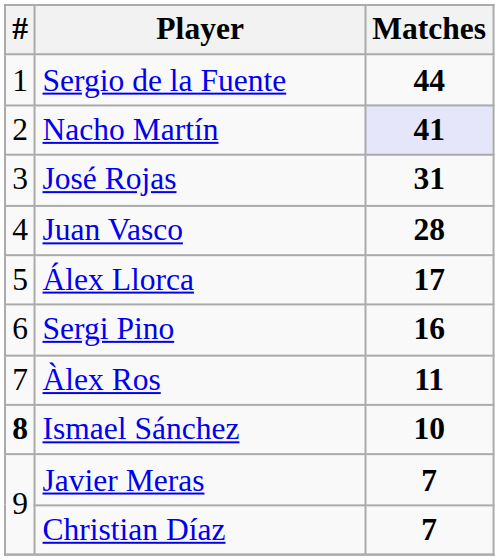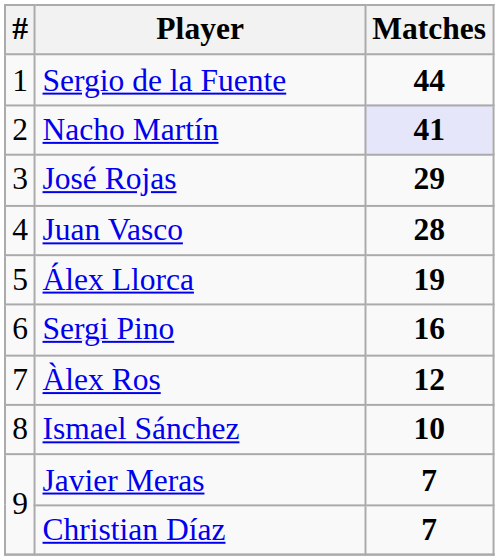(429, 179) 31 -> (429, 179) 29
(429, 279) 17 -> (429, 279) 19
(429, 379) 11 -> (429, 379) 12
(20, 429) bold -> (20, 429) normal
